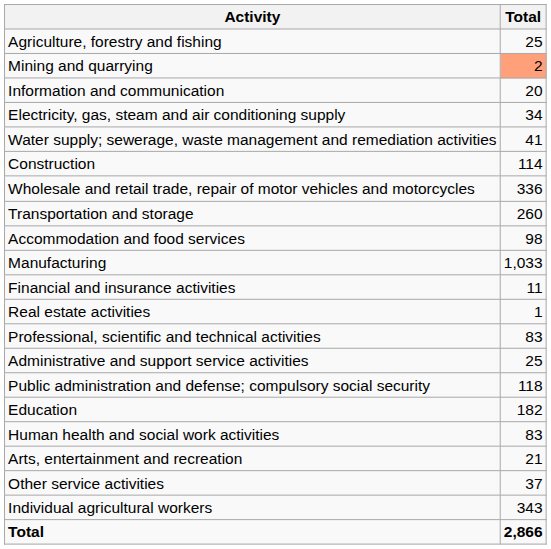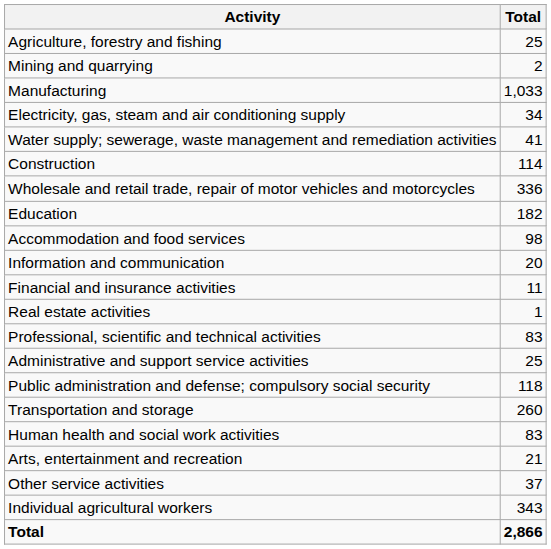(538, 66) lightsalmon background -> (538, 66) no background
rows swapped: (57, 262) <-> (116, 91)
rows swapped: (101, 213) <-> (43, 410)
